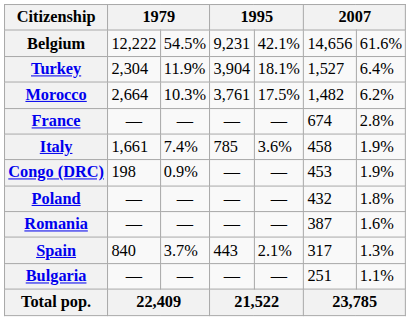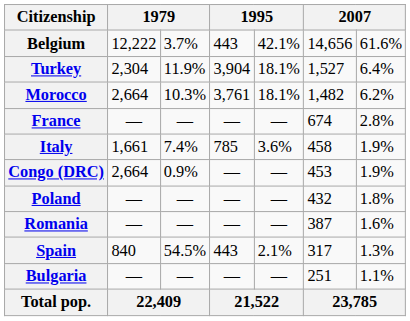(185, 43) 54.5% -> (181, 43) 3.7%
(232, 43) 9,231 -> (226, 43) 443
(279, 95) 17.5% -> (279, 95) 18.1%
(124, 172) 198 -> (130, 172) 2,664
(181, 250) 3.7% -> (185, 250) 54.5%
